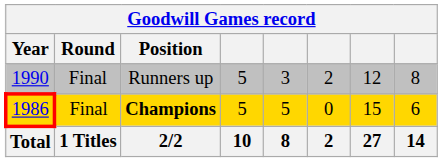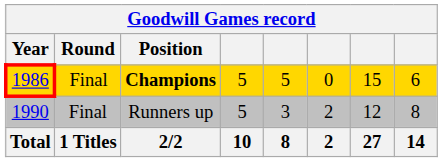rows swapped: (171, 109) <-> (171, 78)
